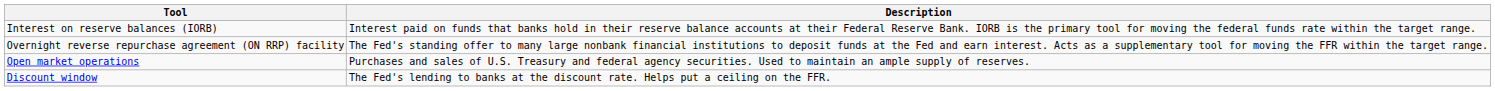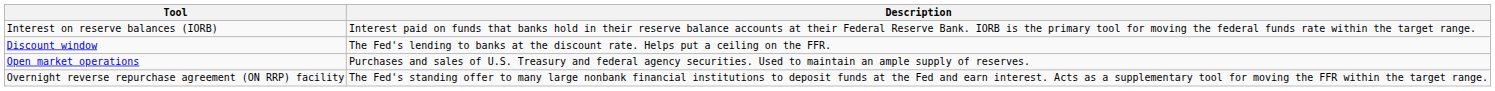rows swapped: (176, 45) <-> (52, 78)
